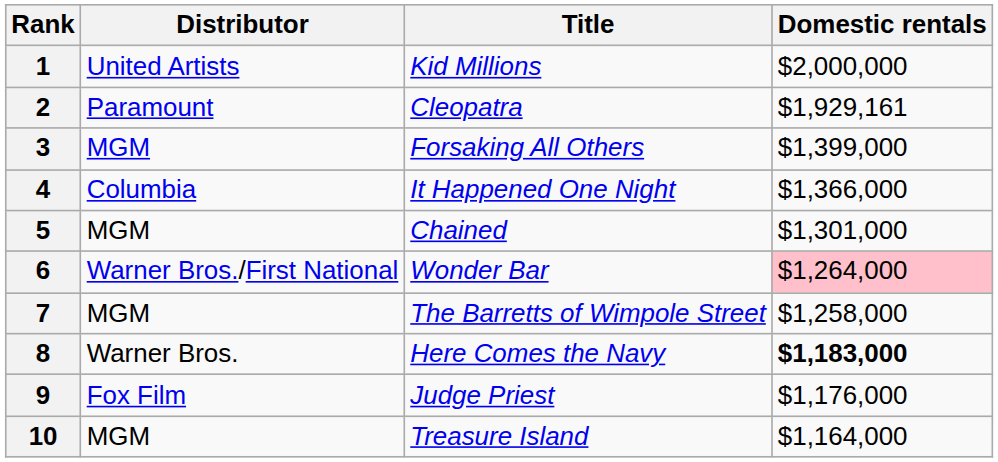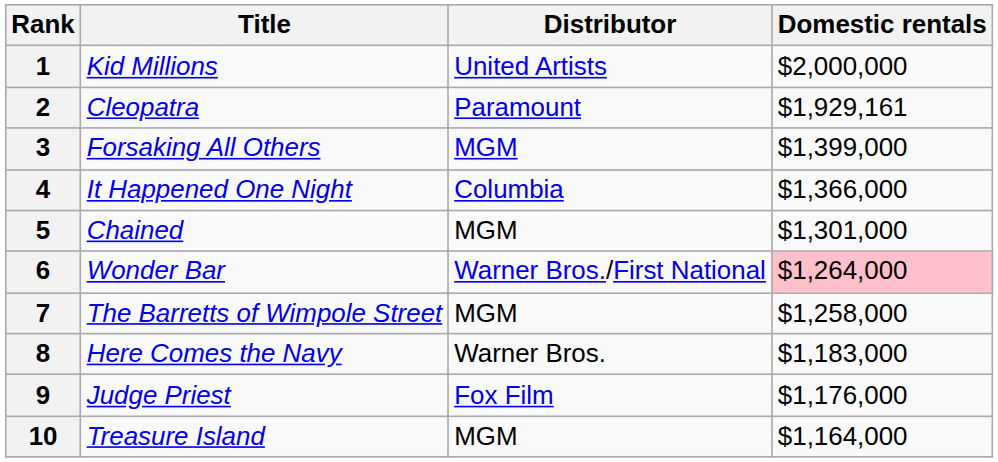columns swapped: (588, 25) <-> (242, 25)
(843, 353) bold -> (843, 353) normal
